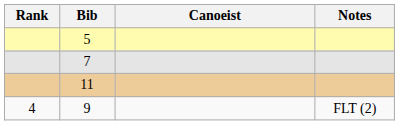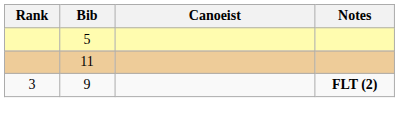- row: (87, 62)
(32, 108) 4 -> (32, 85) 3
(355, 108) normal -> (355, 85) bold
